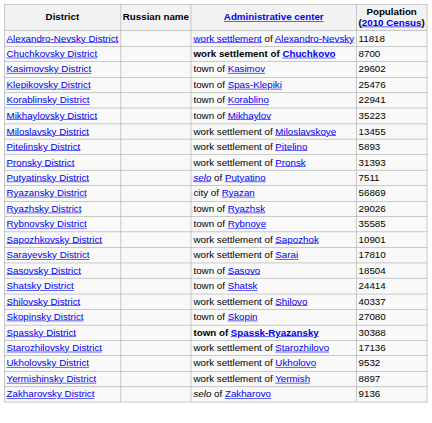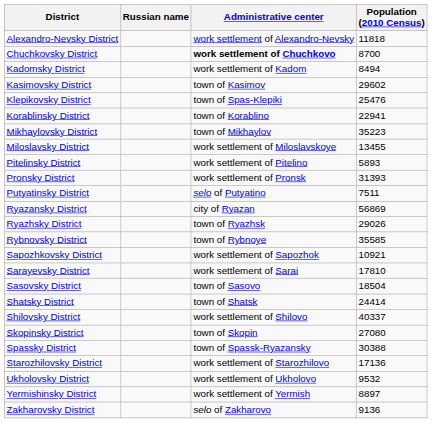+ row: (46, 69)
(372, 239) 10901 -> (372, 255) 10921
(256, 332) bold -> (252, 348) normal
